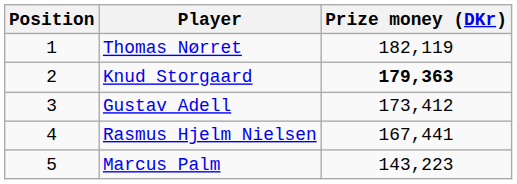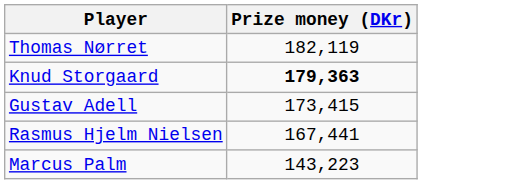- column: (52, 19)
(416, 106) 173,412 -> (322, 106) 173,415
